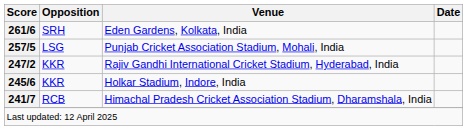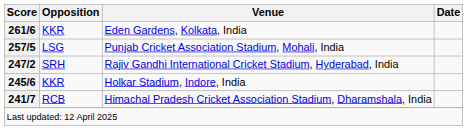(54, 30) SRH -> (53, 30) KKR
(53, 64) KKR -> (54, 64) SRH
